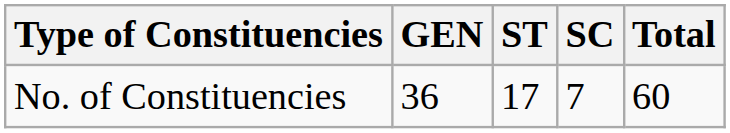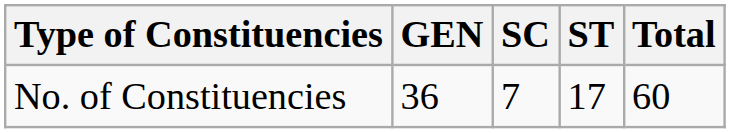columns swapped: (590, 34) <-> (524, 34)
